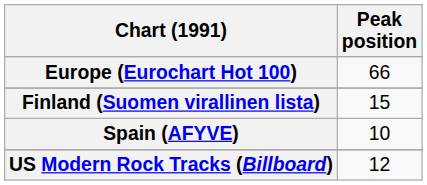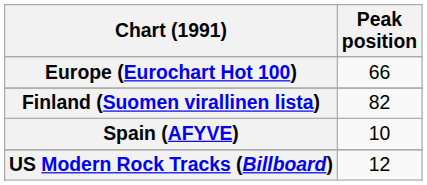(379, 103) 15 -> (379, 103) 82
